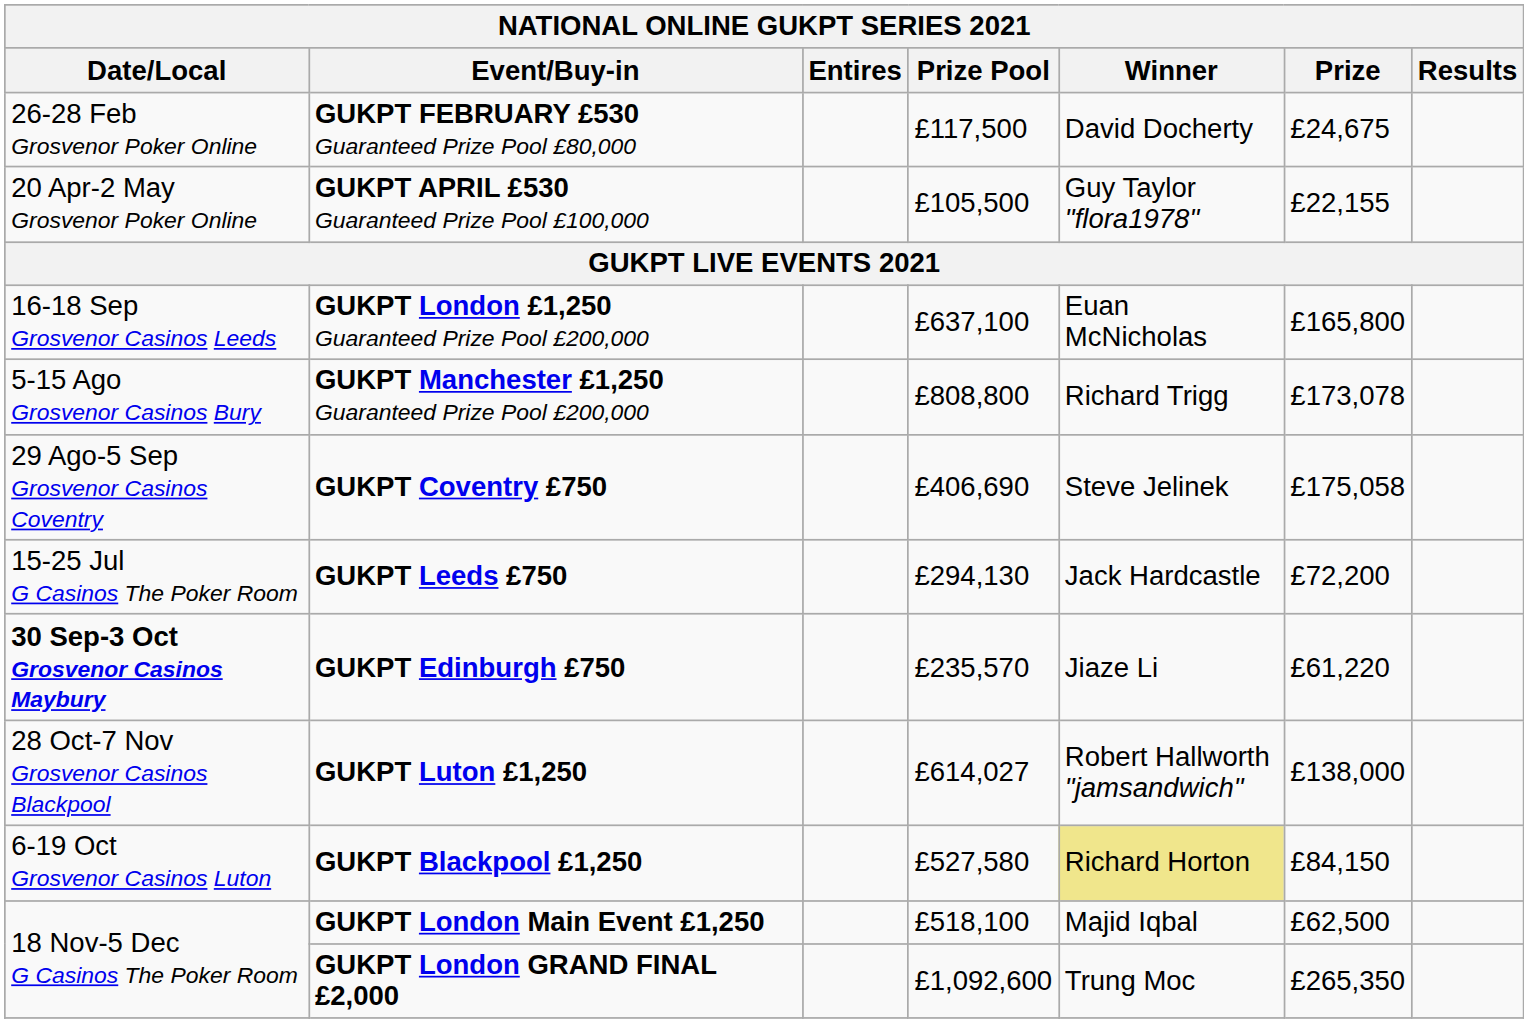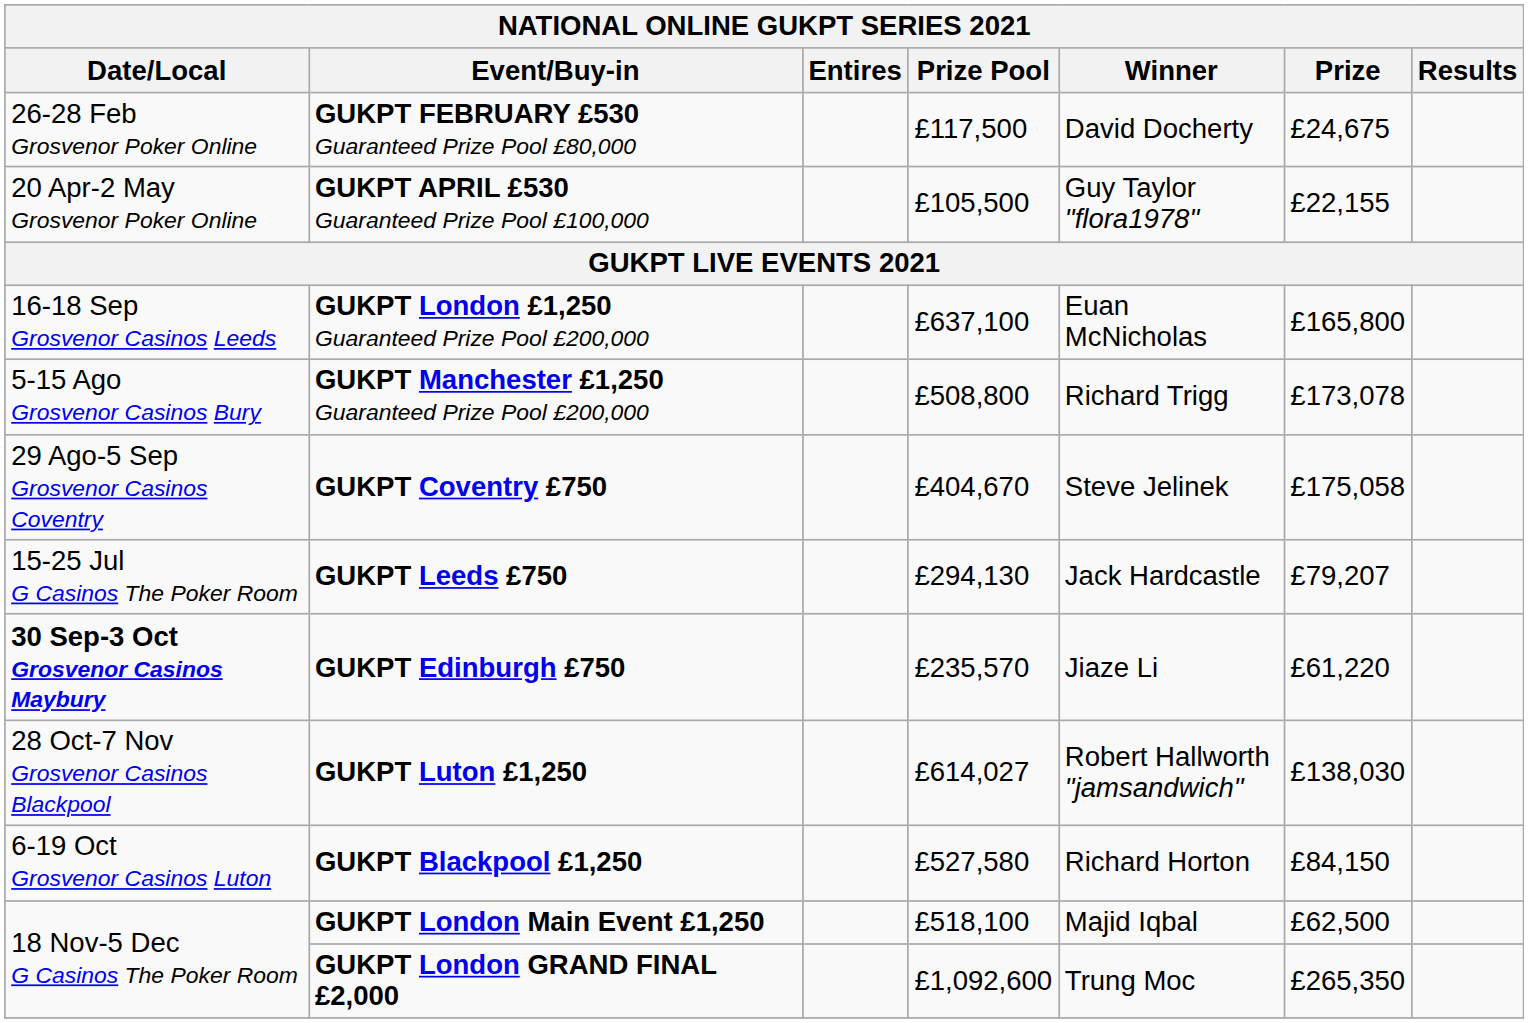(972, 396) £808,800 -> (972, 396) £508,800
(972, 486) £406,690 -> (972, 486) £404,670
(1340, 576) £72,200 -> (1340, 576) £79,207
(1348, 772) £138,000 -> (1348, 772) £138,030
(1157, 862) khaki background -> (1157, 862) no background
